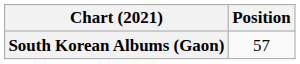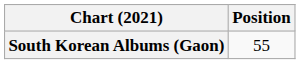(261, 44) 57 -> (261, 44) 55
